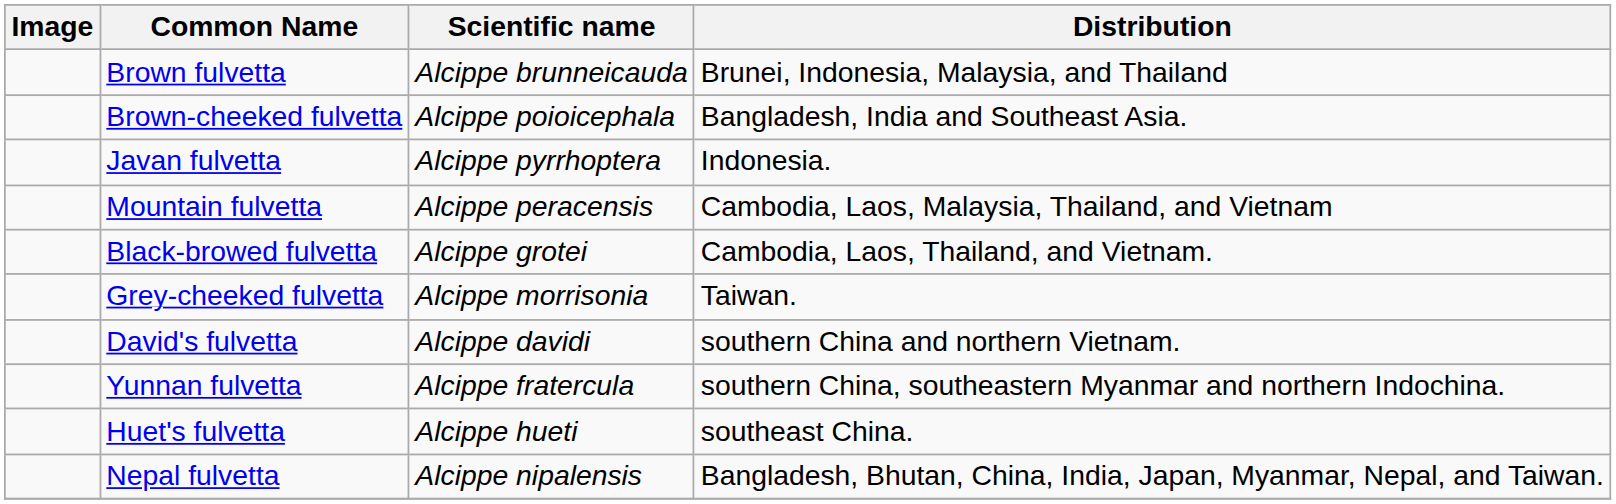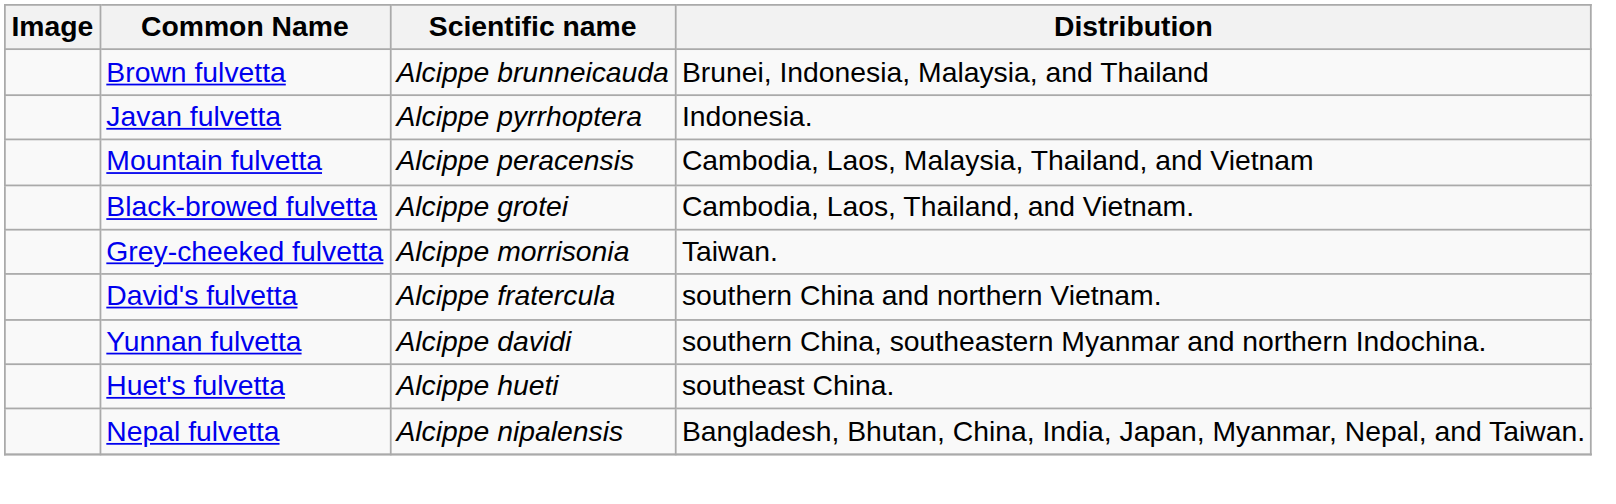- row: (254, 116)
(503, 341) Alcippe davidi -> (506, 296) Alcippe fratercula
(525, 386) Alcippe fratercula -> (484, 341) Alcippe davidi
